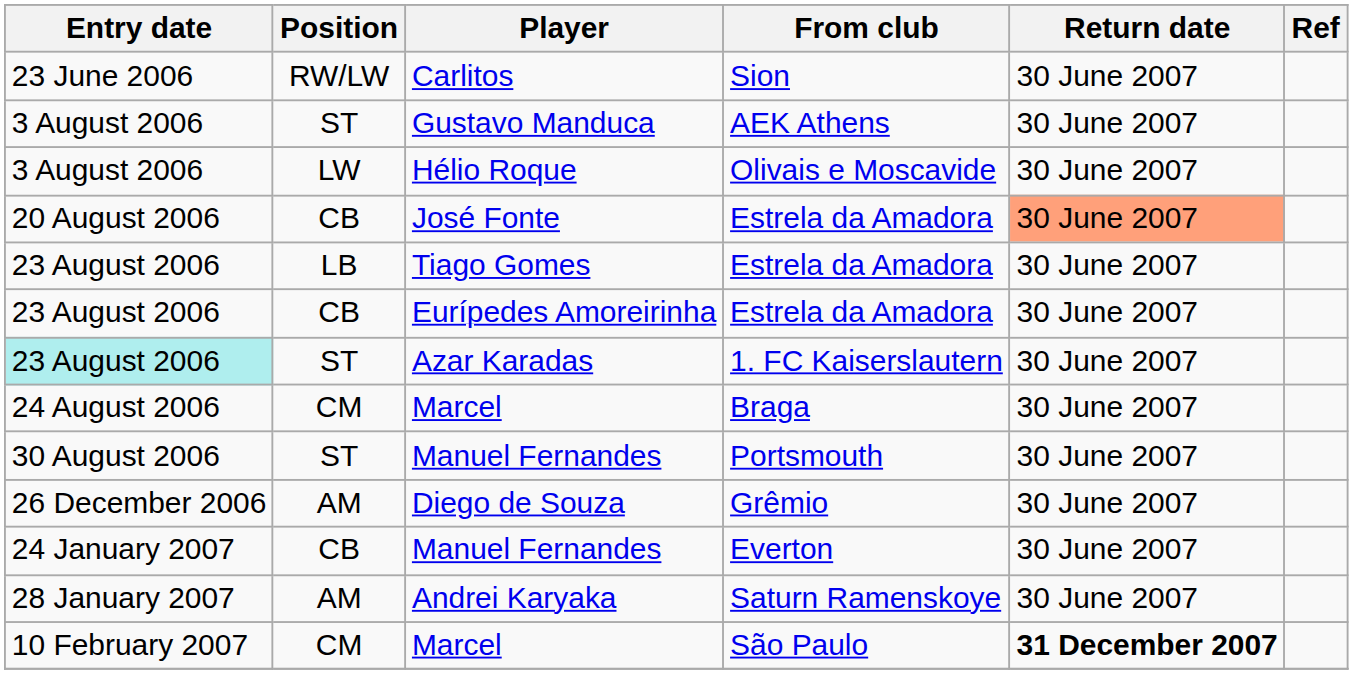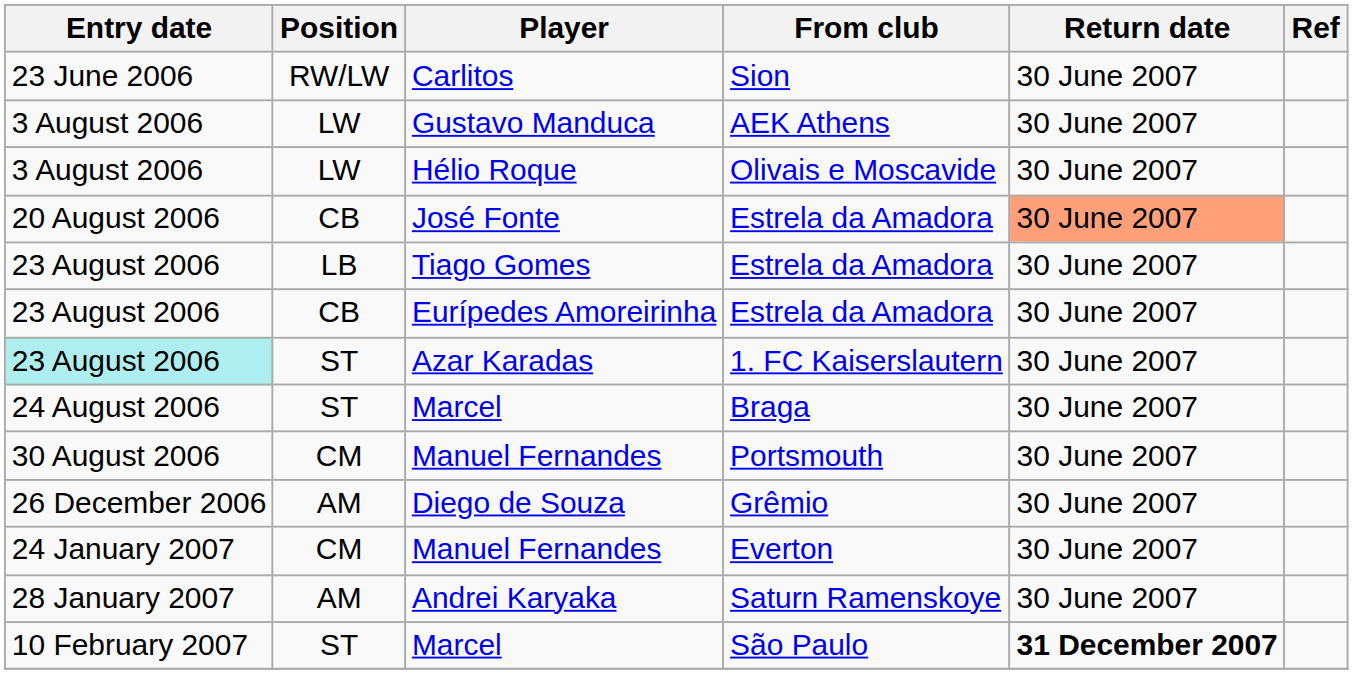(339, 123) ST -> (339, 123) LW
(339, 407) CM -> (339, 407) ST
(339, 455) ST -> (339, 455) CM
(339, 550) CB -> (339, 550) CM
(339, 645) CM -> (339, 645) ST
